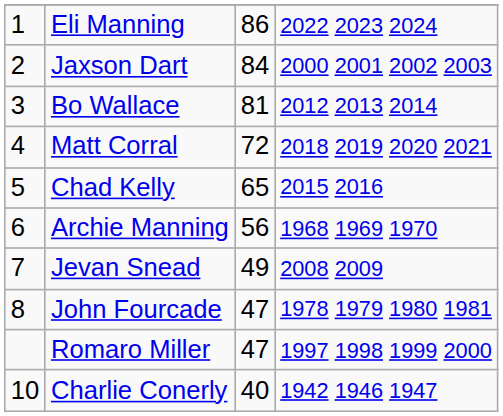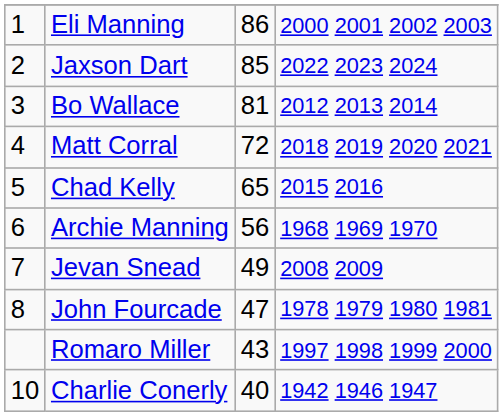(359, 25) 2022 2023 2024 -> (386, 25) 2000 2001 2002 2003
(255, 65) 84 -> (255, 65) 85
(386, 66) 2000 2001 2002 2003 -> (359, 66) 2022 2023 2024
(255, 349) 47 -> (255, 349) 43
